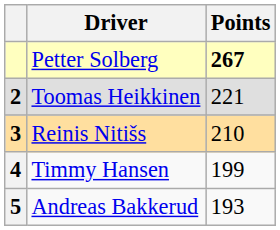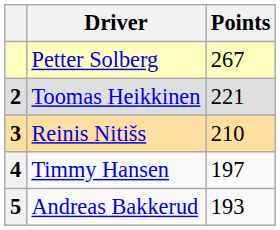(228, 59) bold -> (228, 59) normal
(228, 170) 199 -> (228, 170) 197
